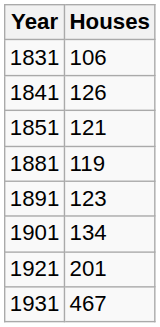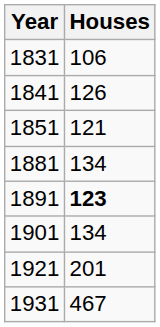(87, 163) 119 -> (88, 163) 134
(88, 198) normal -> (88, 198) bold
